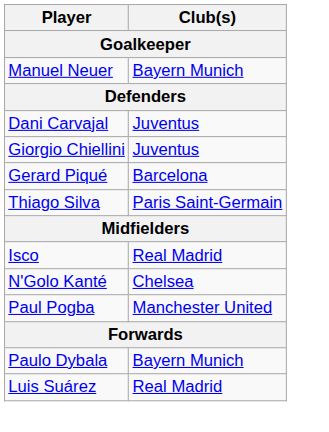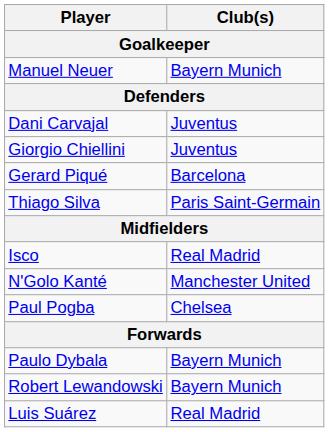(163, 281) Chelsea -> (240, 281) Manchester United
(202, 307) Manchester United -> (201, 307) Chelsea
+ row: (86, 387)
